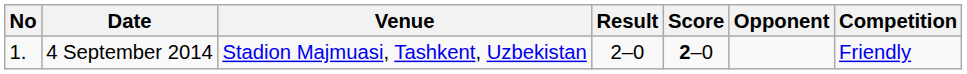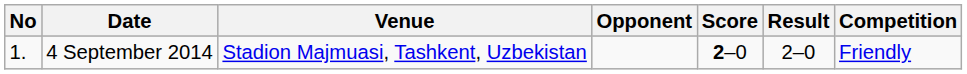columns swapped: (782, 20) <-> (627, 20)
